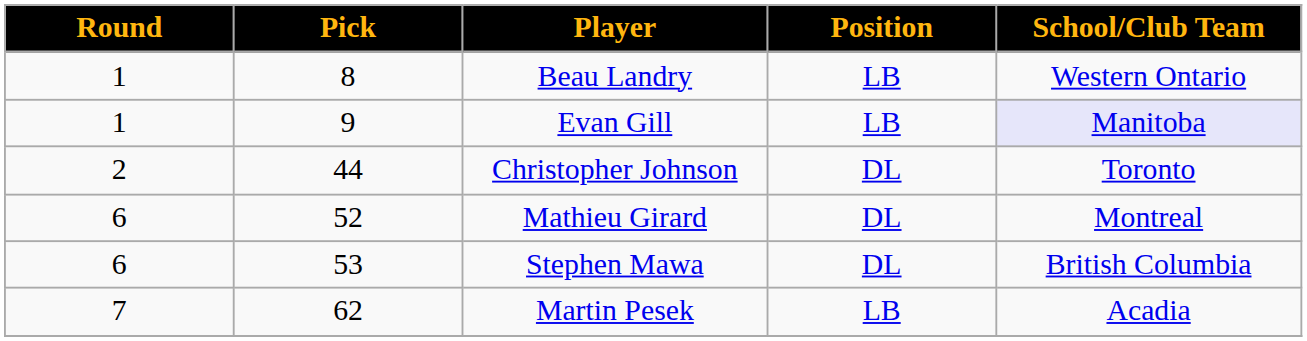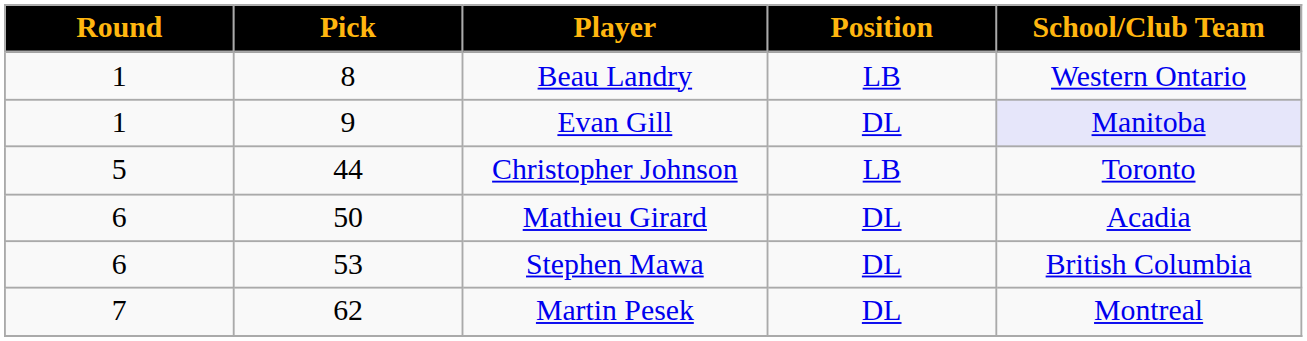(882, 122) LB -> (882, 122) DL
(119, 169) 2 -> (119, 169) 5
(882, 169) DL -> (882, 169) LB
(348, 216) 52 -> (348, 216) 50
(1149, 216) Montreal -> (1149, 216) Acadia
(882, 311) LB -> (882, 311) DL
(1149, 311) Acadia -> (1149, 311) Montreal
